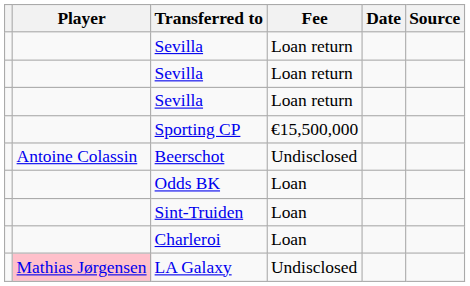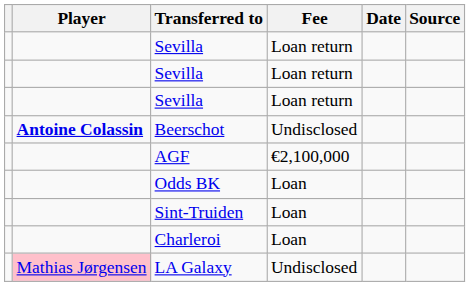- row: (198, 128)
(77, 156) normal -> (80, 128) bold
+ row: (172, 156)
